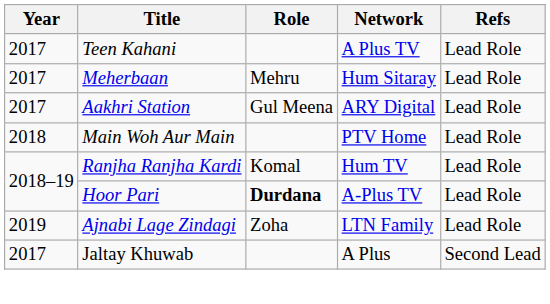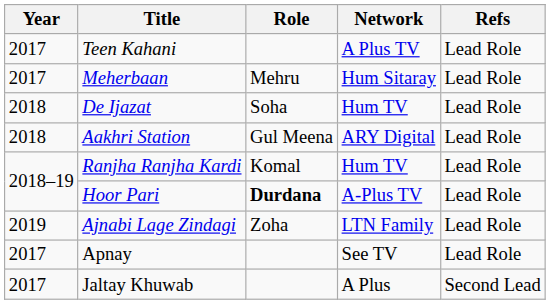+ row: (117, 107)
(27, 107) 2017 -> (27, 136) 2018
- row: (158, 136)
+ row: (107, 254)
